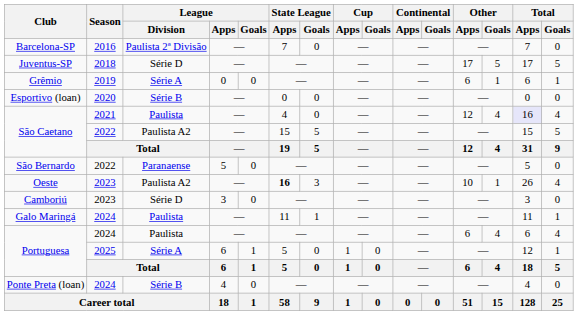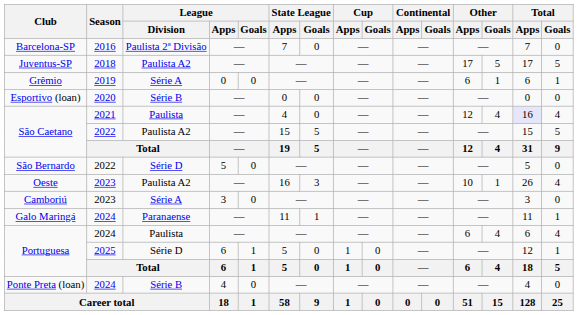(166, 64) Série D -> (166, 64) Paulista A2
(166, 166) Paranaense -> (166, 166) Série D
(284, 183) bold -> (284, 183) normal
(166, 200) Série D -> (166, 200) Série A
(166, 217) Paulista -> (166, 217) Paranaense
(166, 251) Série A -> (166, 251) Série D
